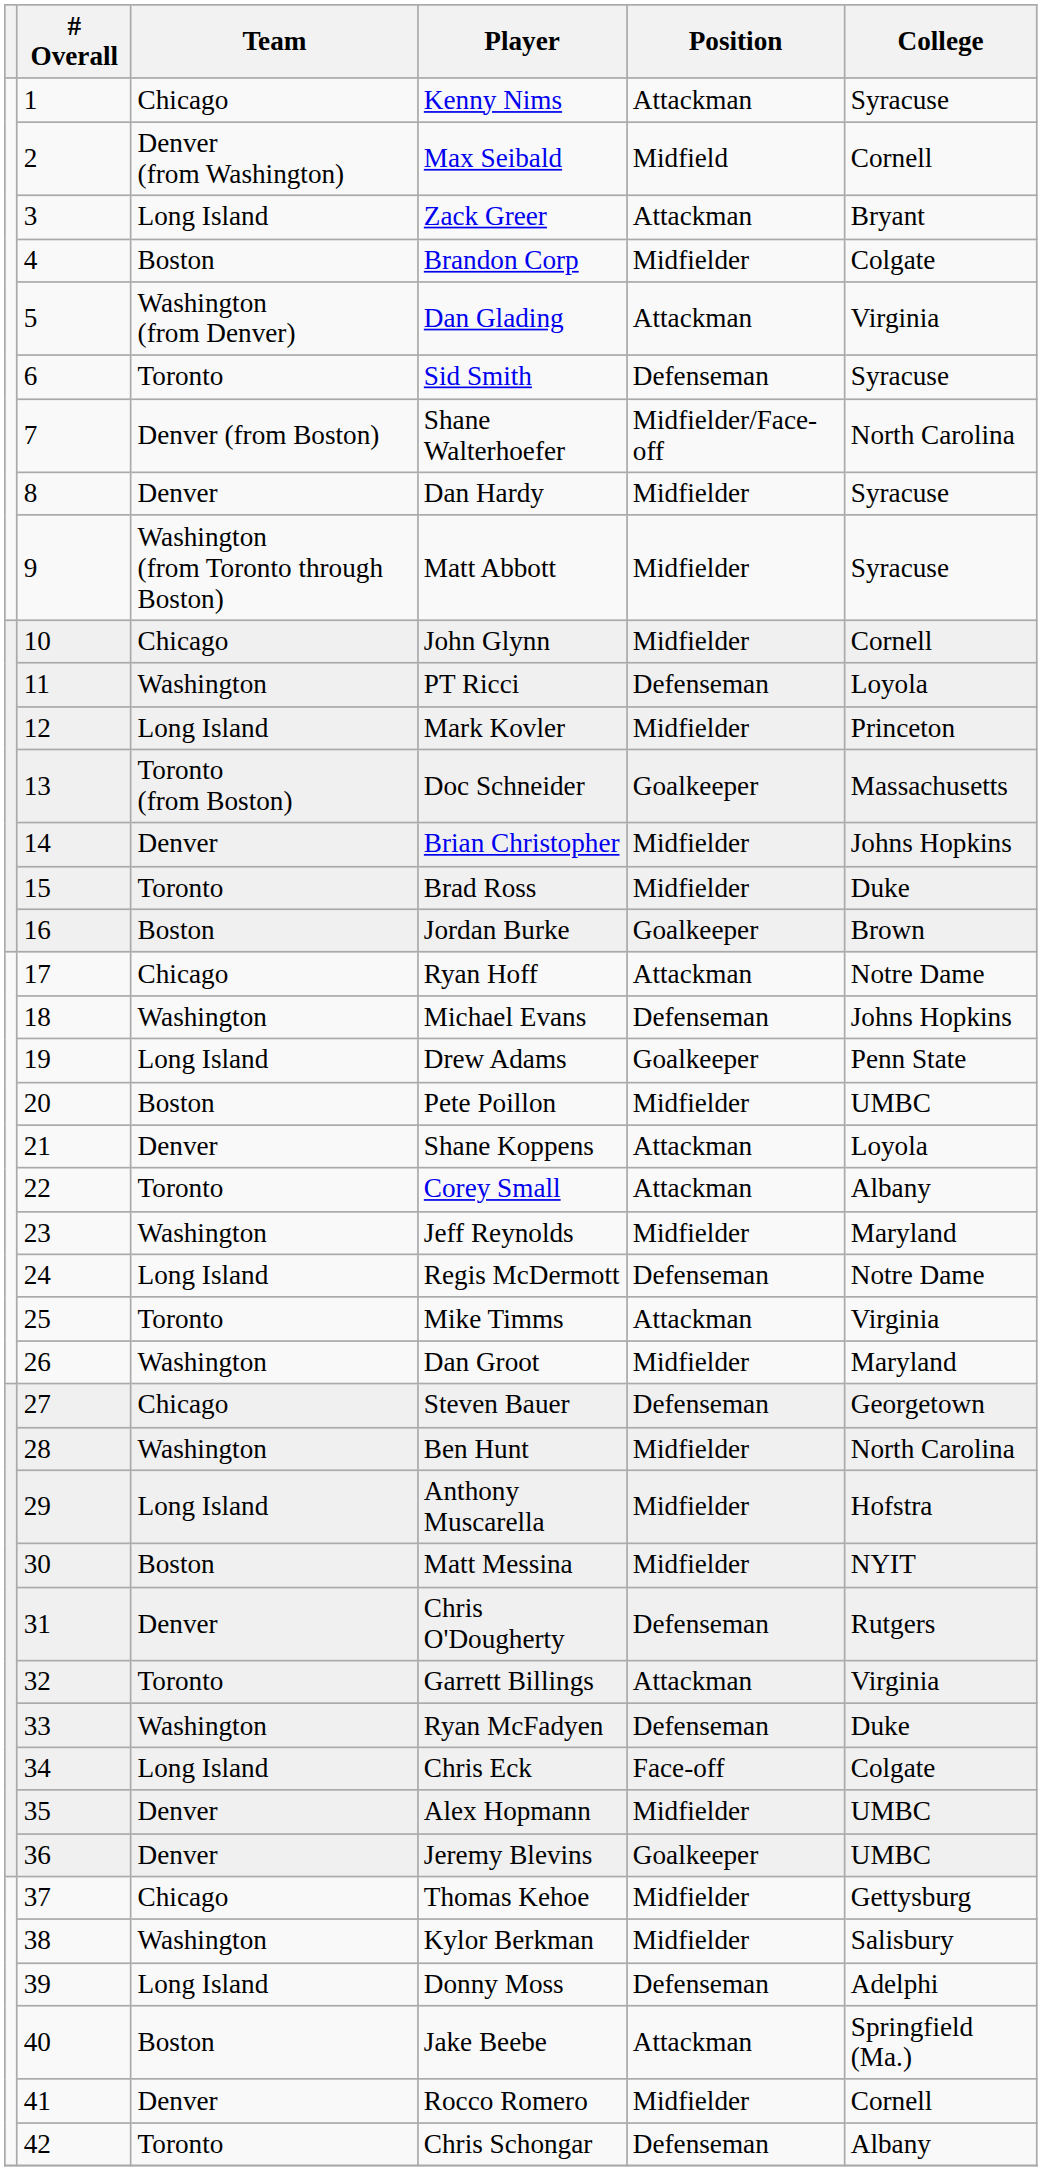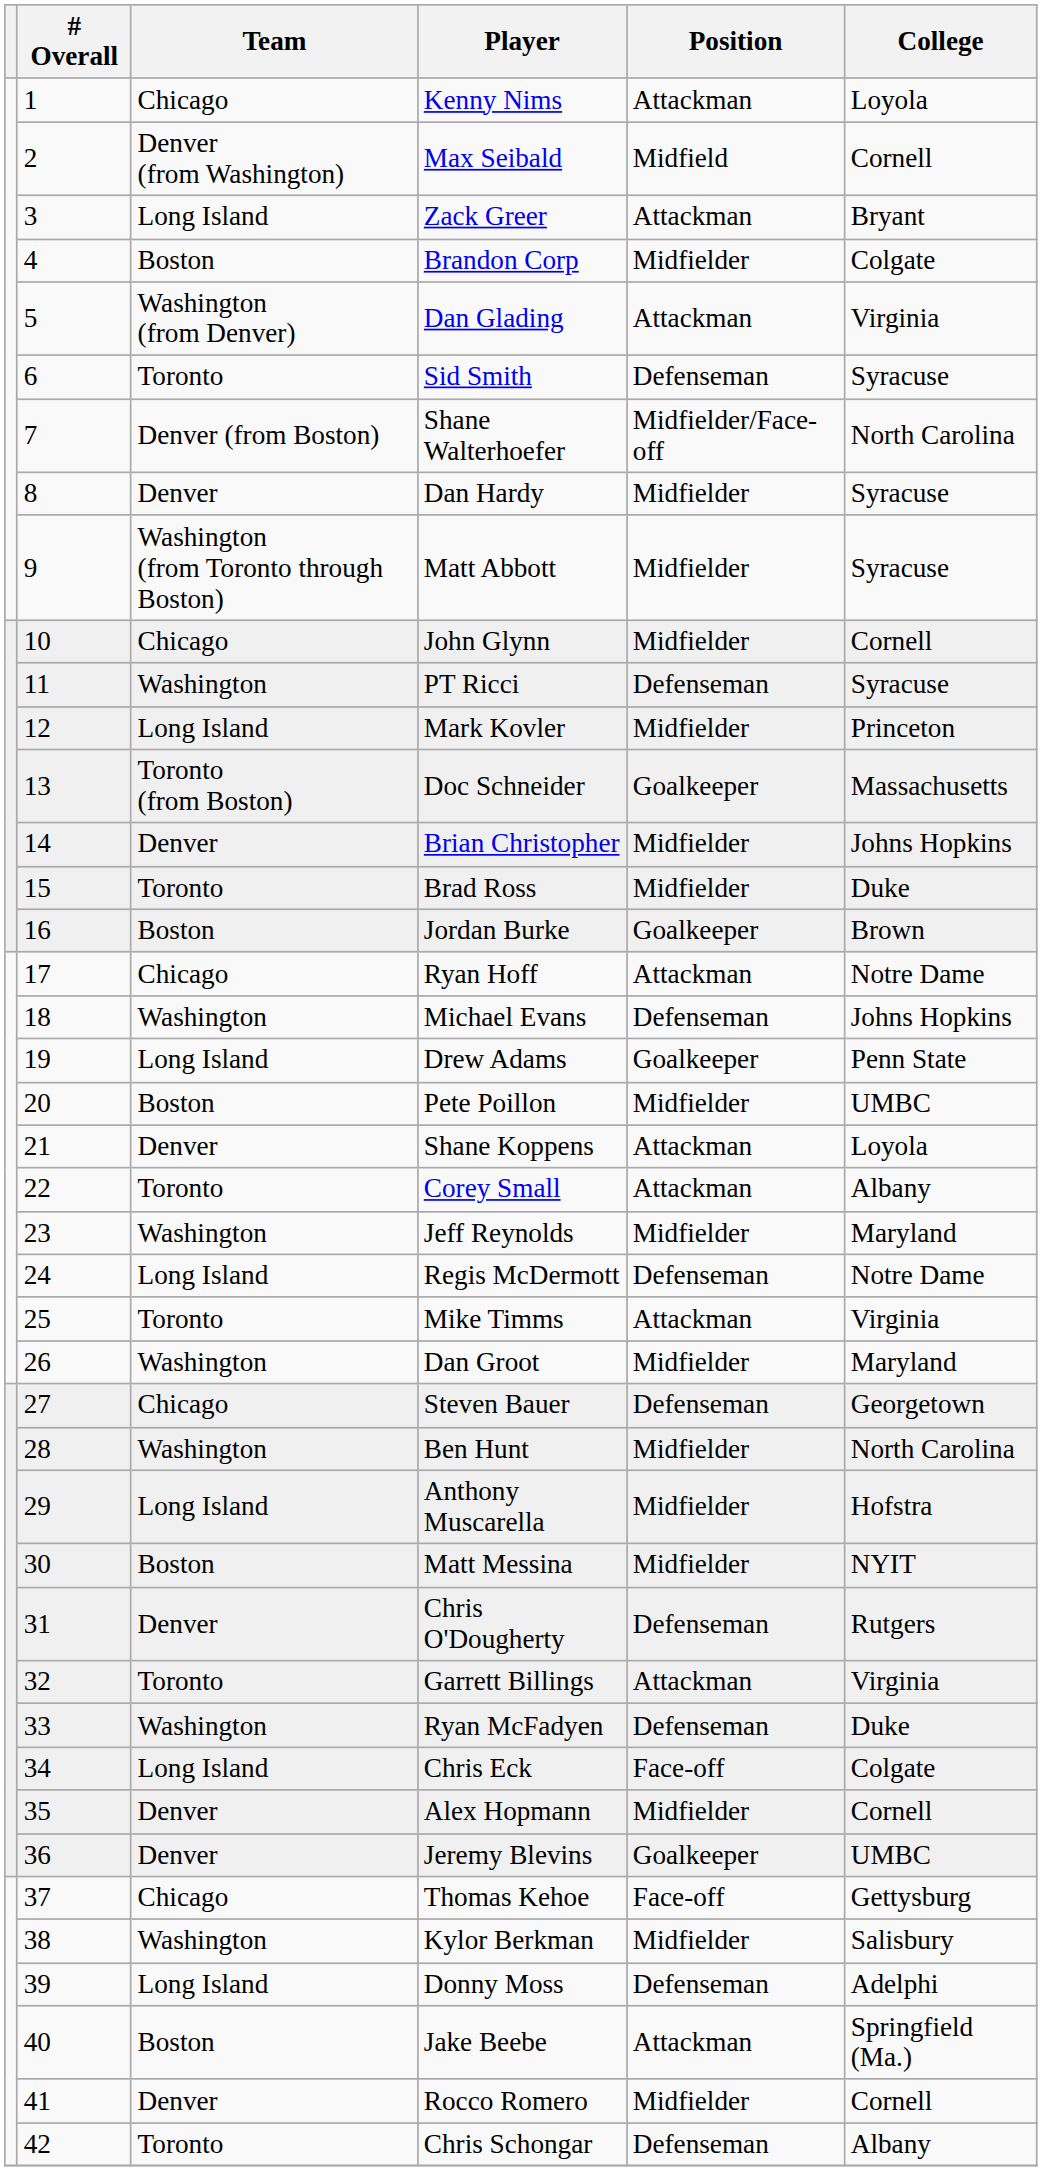(900, 99) Syracuse -> (889, 99) Loyola
(889, 684) Loyola -> (900, 684) Syracuse
(891, 1811) UMBC -> (892, 1811) Cornell
(691, 1897) Midfielder -> (679, 1897) Face-off
